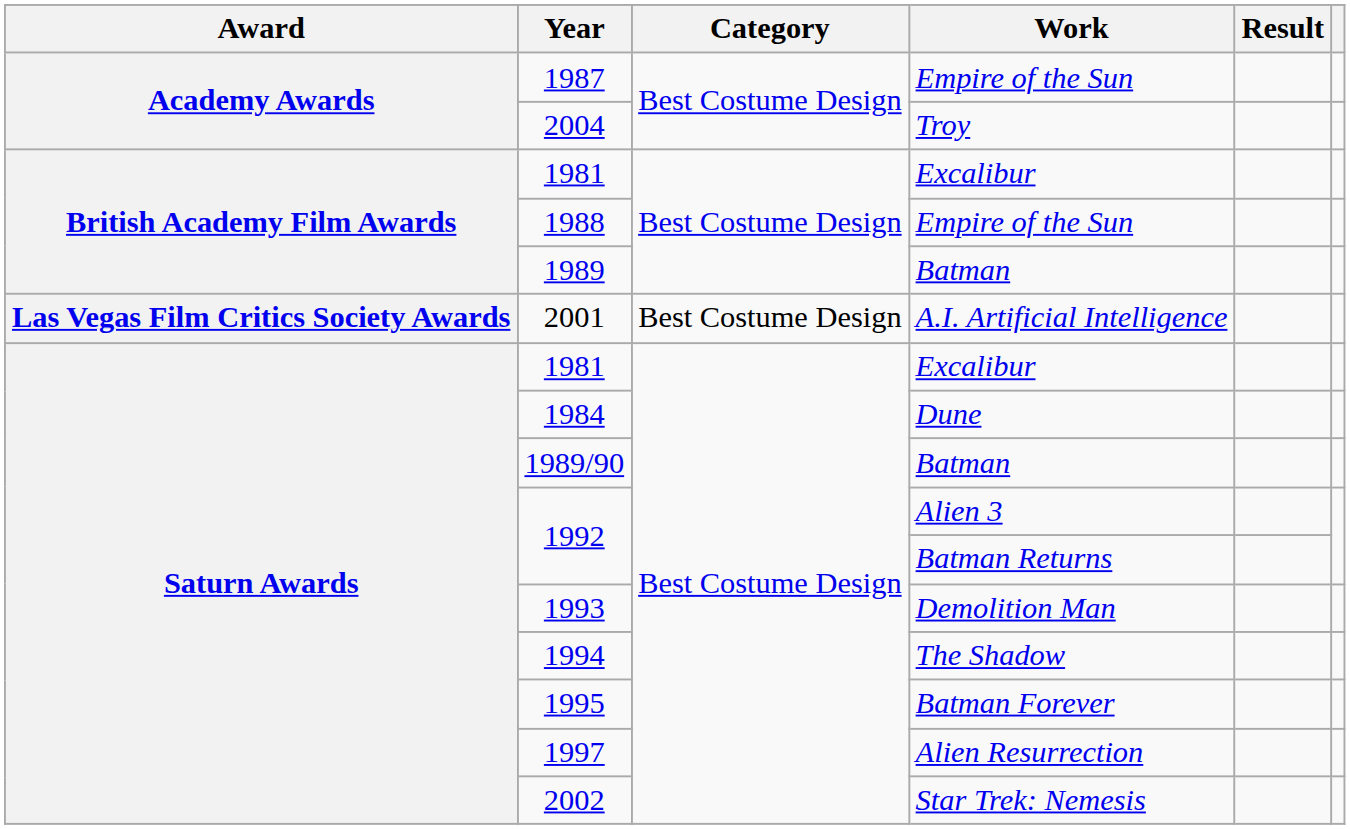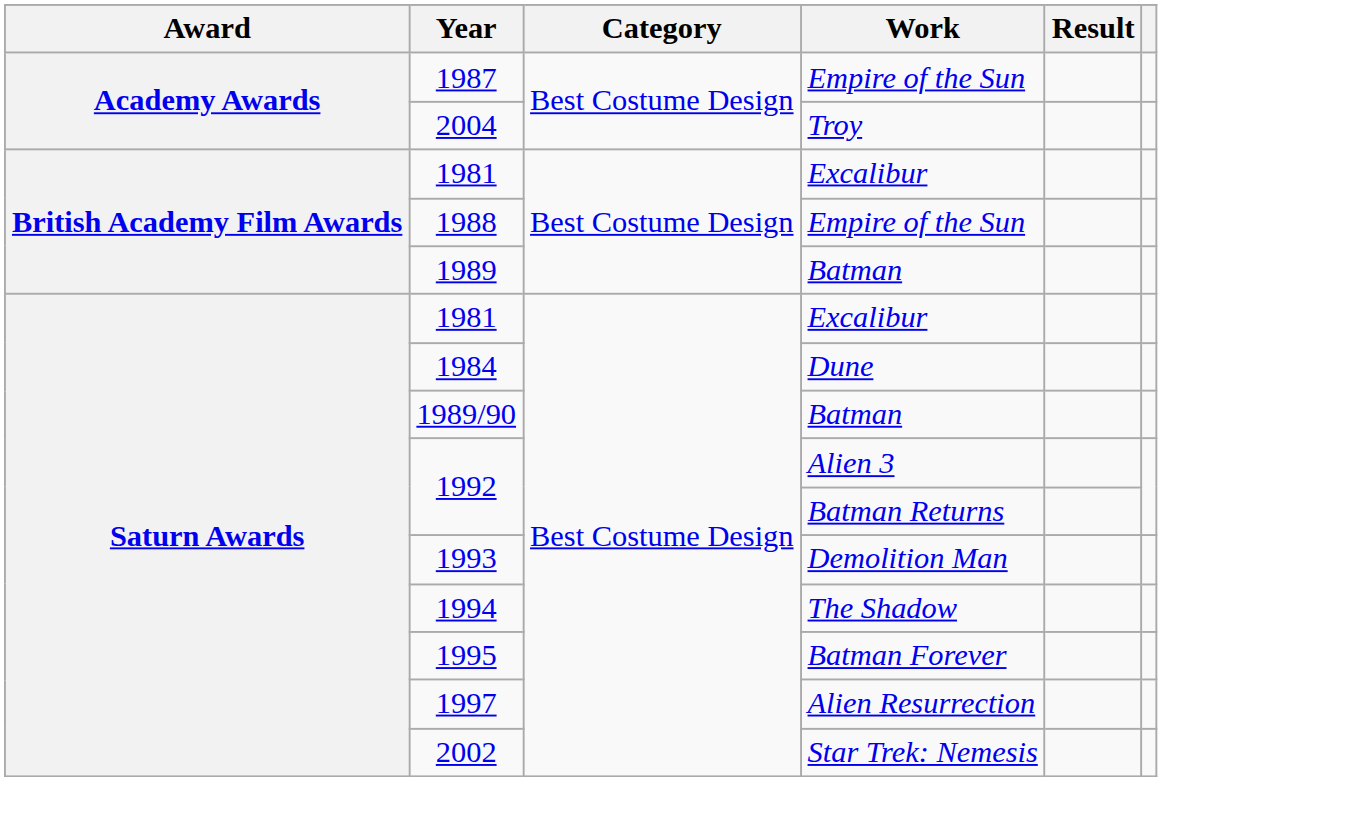- row: (574, 317)
